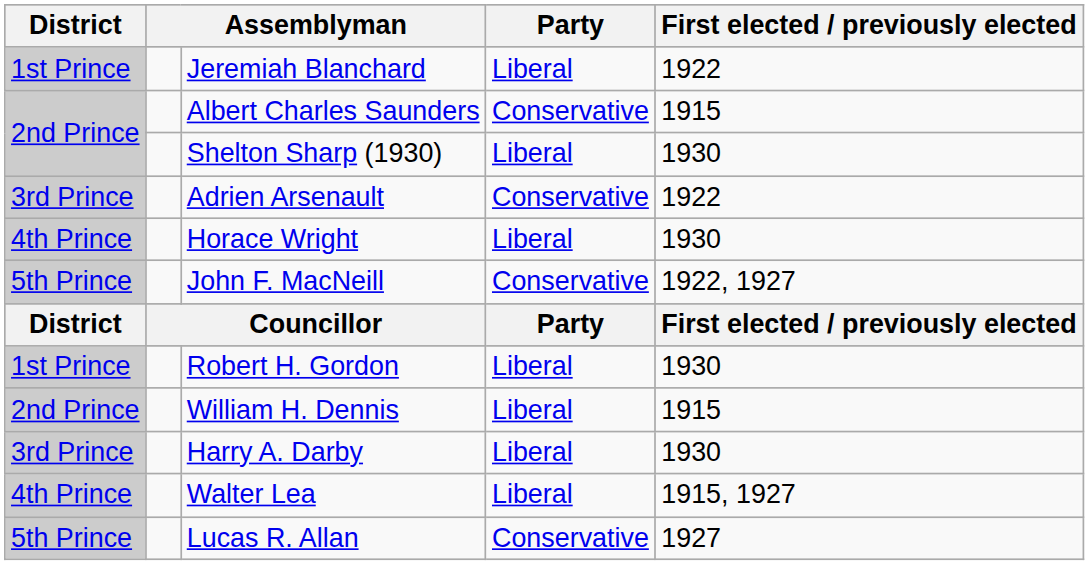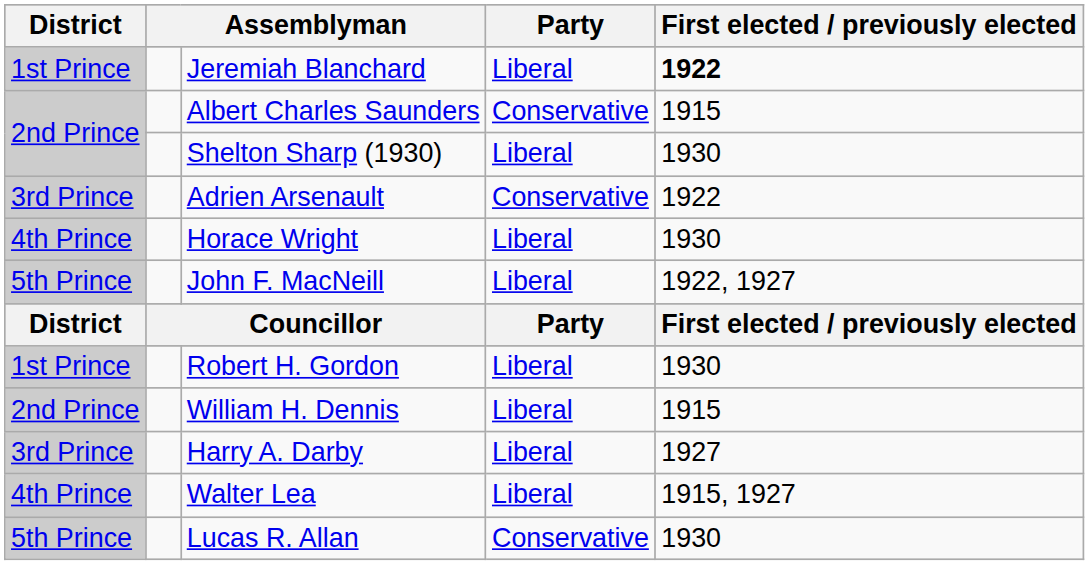(691, 68) normal -> (691, 68) bold
(570, 281) Conservative -> (532, 281) Liberal
(691, 452) 1930 -> (691, 452) 1927
(691, 537) 1927 -> (691, 537) 1930
